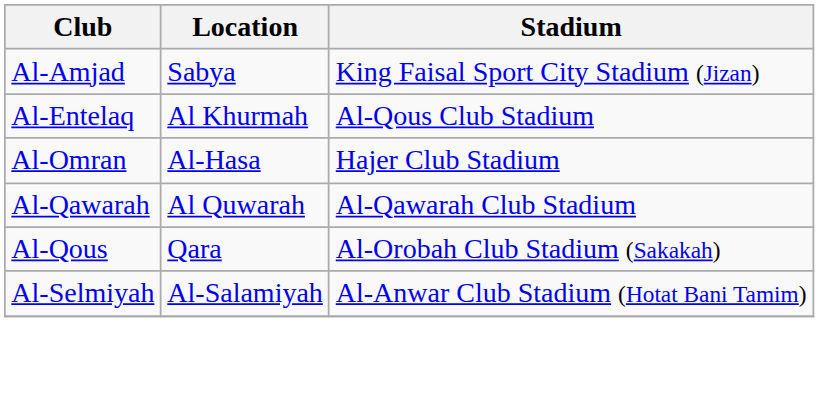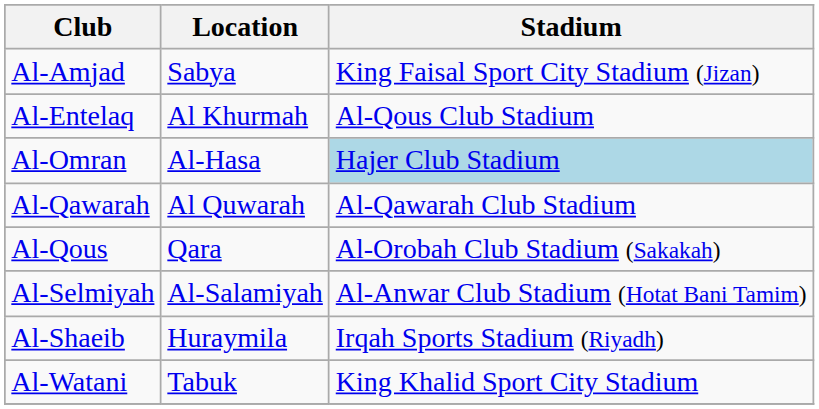(448, 159) no background -> (448, 159) lightblue background
+ row: (68, 337)
+ row: (69, 381)
